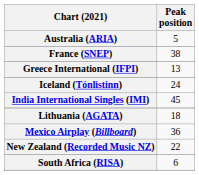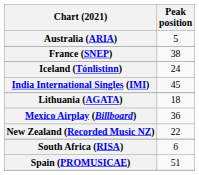- row: (81, 69)
+ row: (81, 162)
